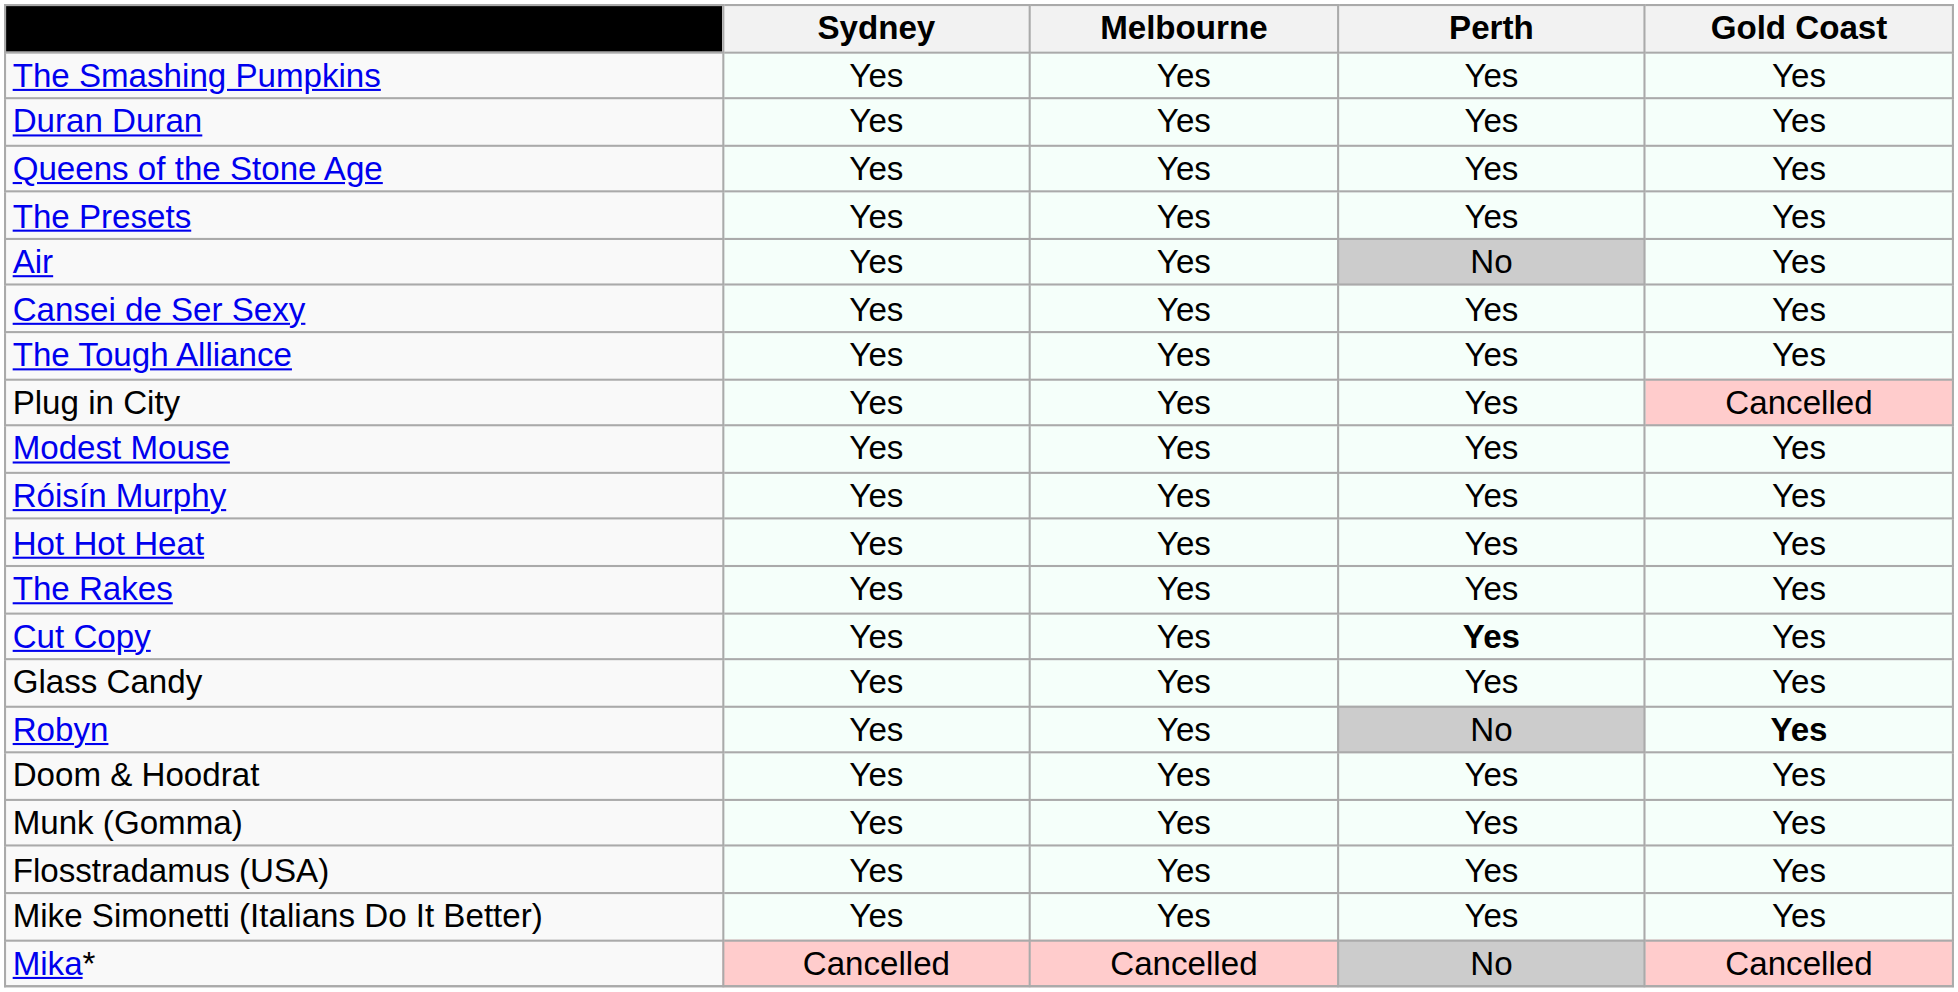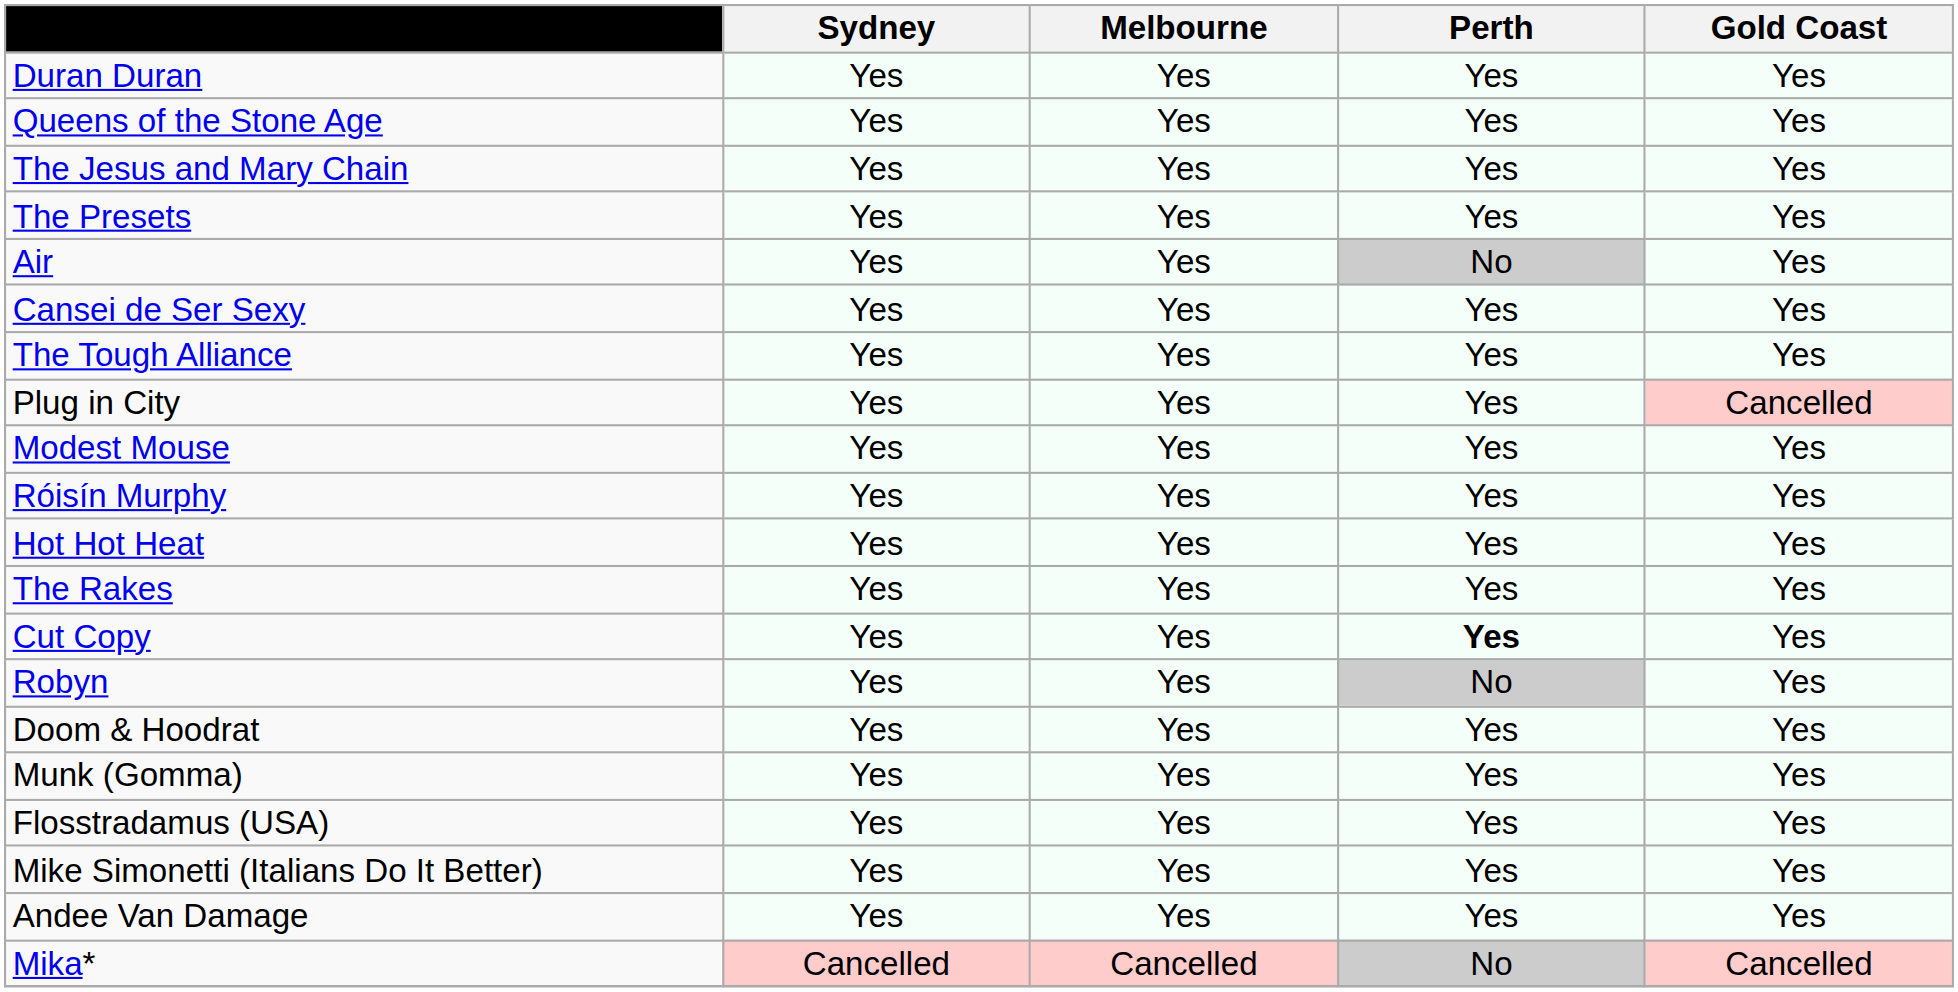- row: (197, 75)
+ row: (211, 168)
- row: (107, 683)
(1799, 729) bold -> (1799, 683) normal
+ row: (161, 916)
